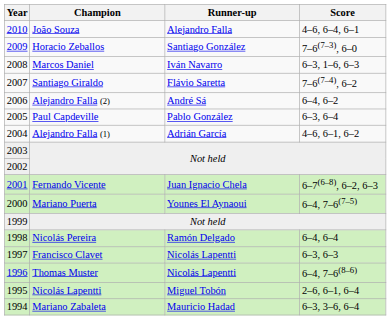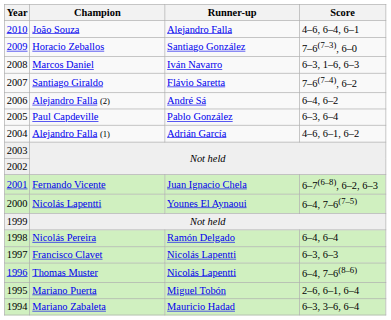(65, 204) Mariano Puerta -> (67, 204) Nicolás Lapentti
(67, 290) Nicolás Lapentti -> (65, 290) Mariano Puerta
